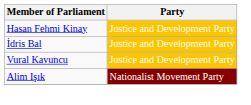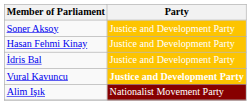+ row: (33, 28)
(172, 60) normal -> (177, 76) bold
